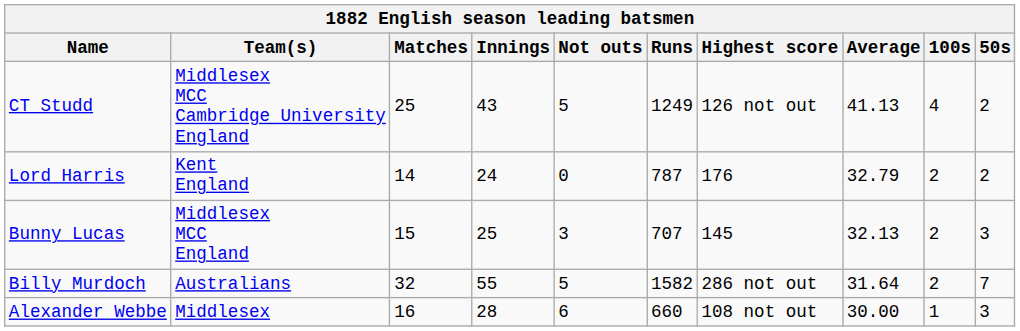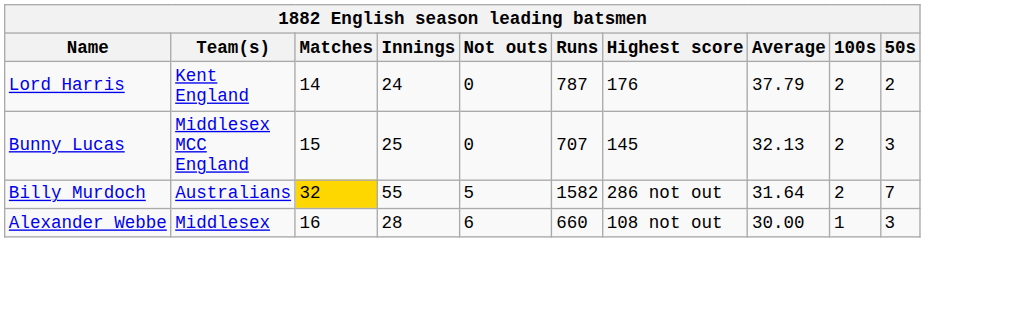- row: (51, 107)
(873, 176) 32.79 -> (778, 86) 37.79
(564, 235) 3 -> (469, 145) 0
(405, 283) no background -> (310, 194) gold background
